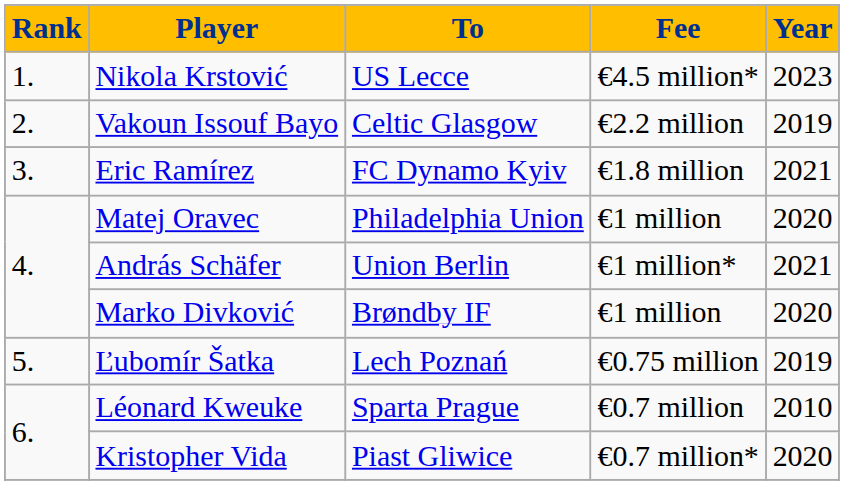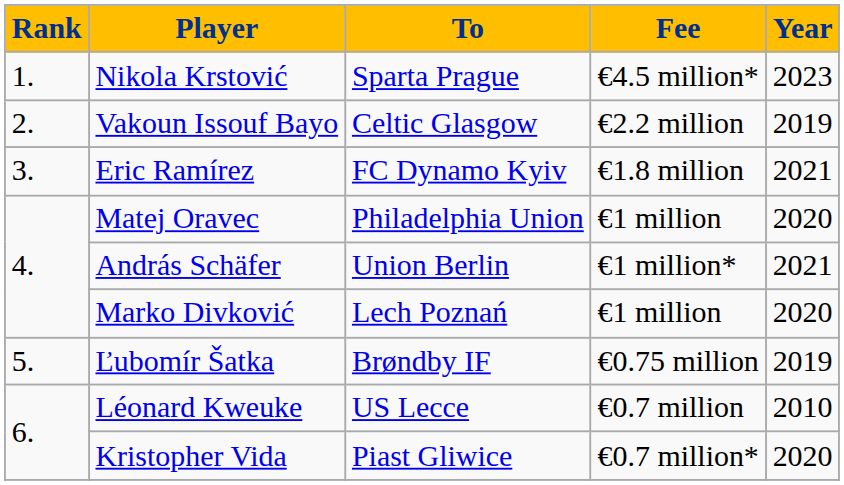(411, 75) US Lecce -> (435, 75) Sparta Prague
(421, 312) Brøndby IF -> (430, 312) Lech Poznań
(430, 360) Lech Poznań -> (421, 360) Brøndby IF
(435, 407) Sparta Prague -> (411, 407) US Lecce
